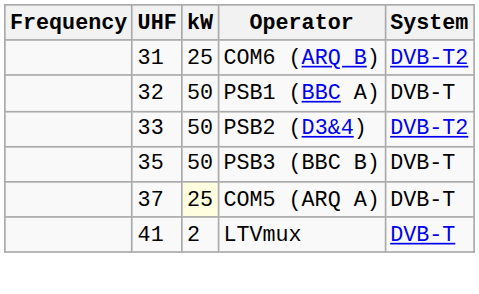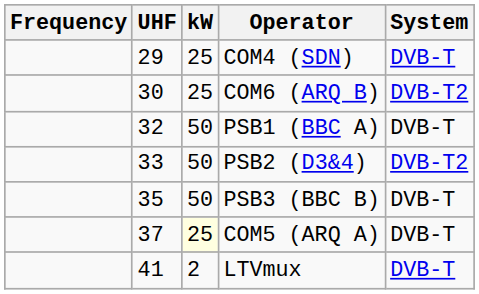+ row: (289, 58)
(151, 58) 31 -> (151, 93) 30
